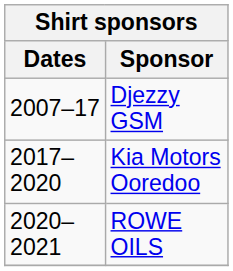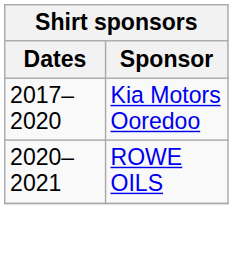- row: (145, 108)
